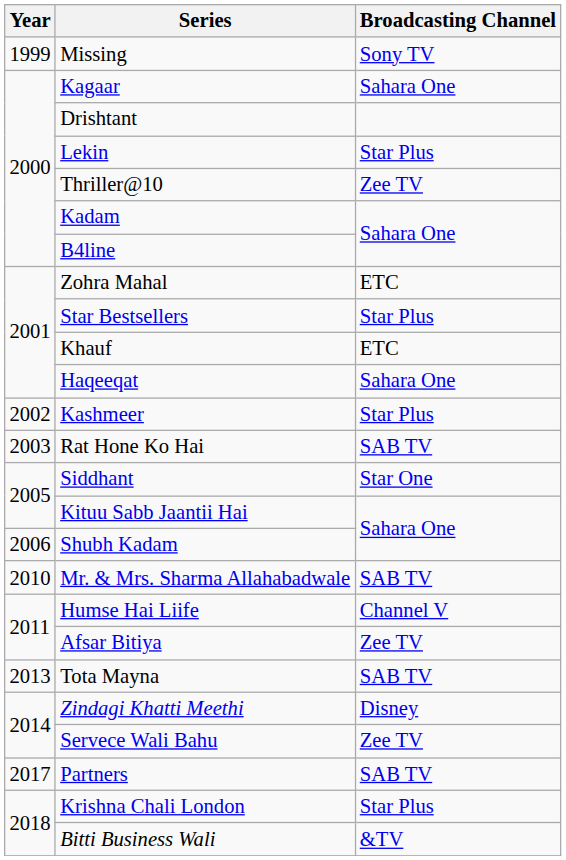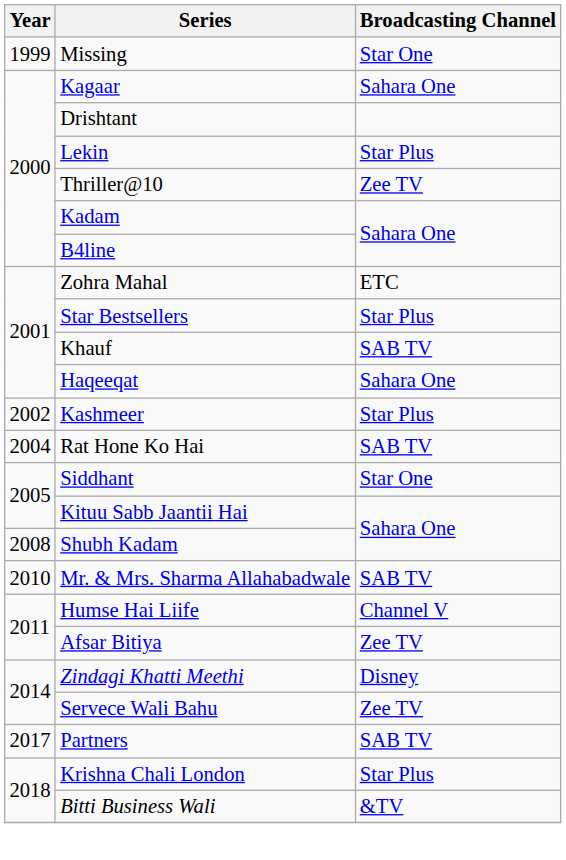(397, 53) Sony TV -> (396, 53) Star One
(379, 348) ETC -> (396, 348) SAB TV
(30, 446) 2003 -> (30, 446) 2004
(30, 544) 2006 -> (30, 544) 2008
- row: (110, 675)
